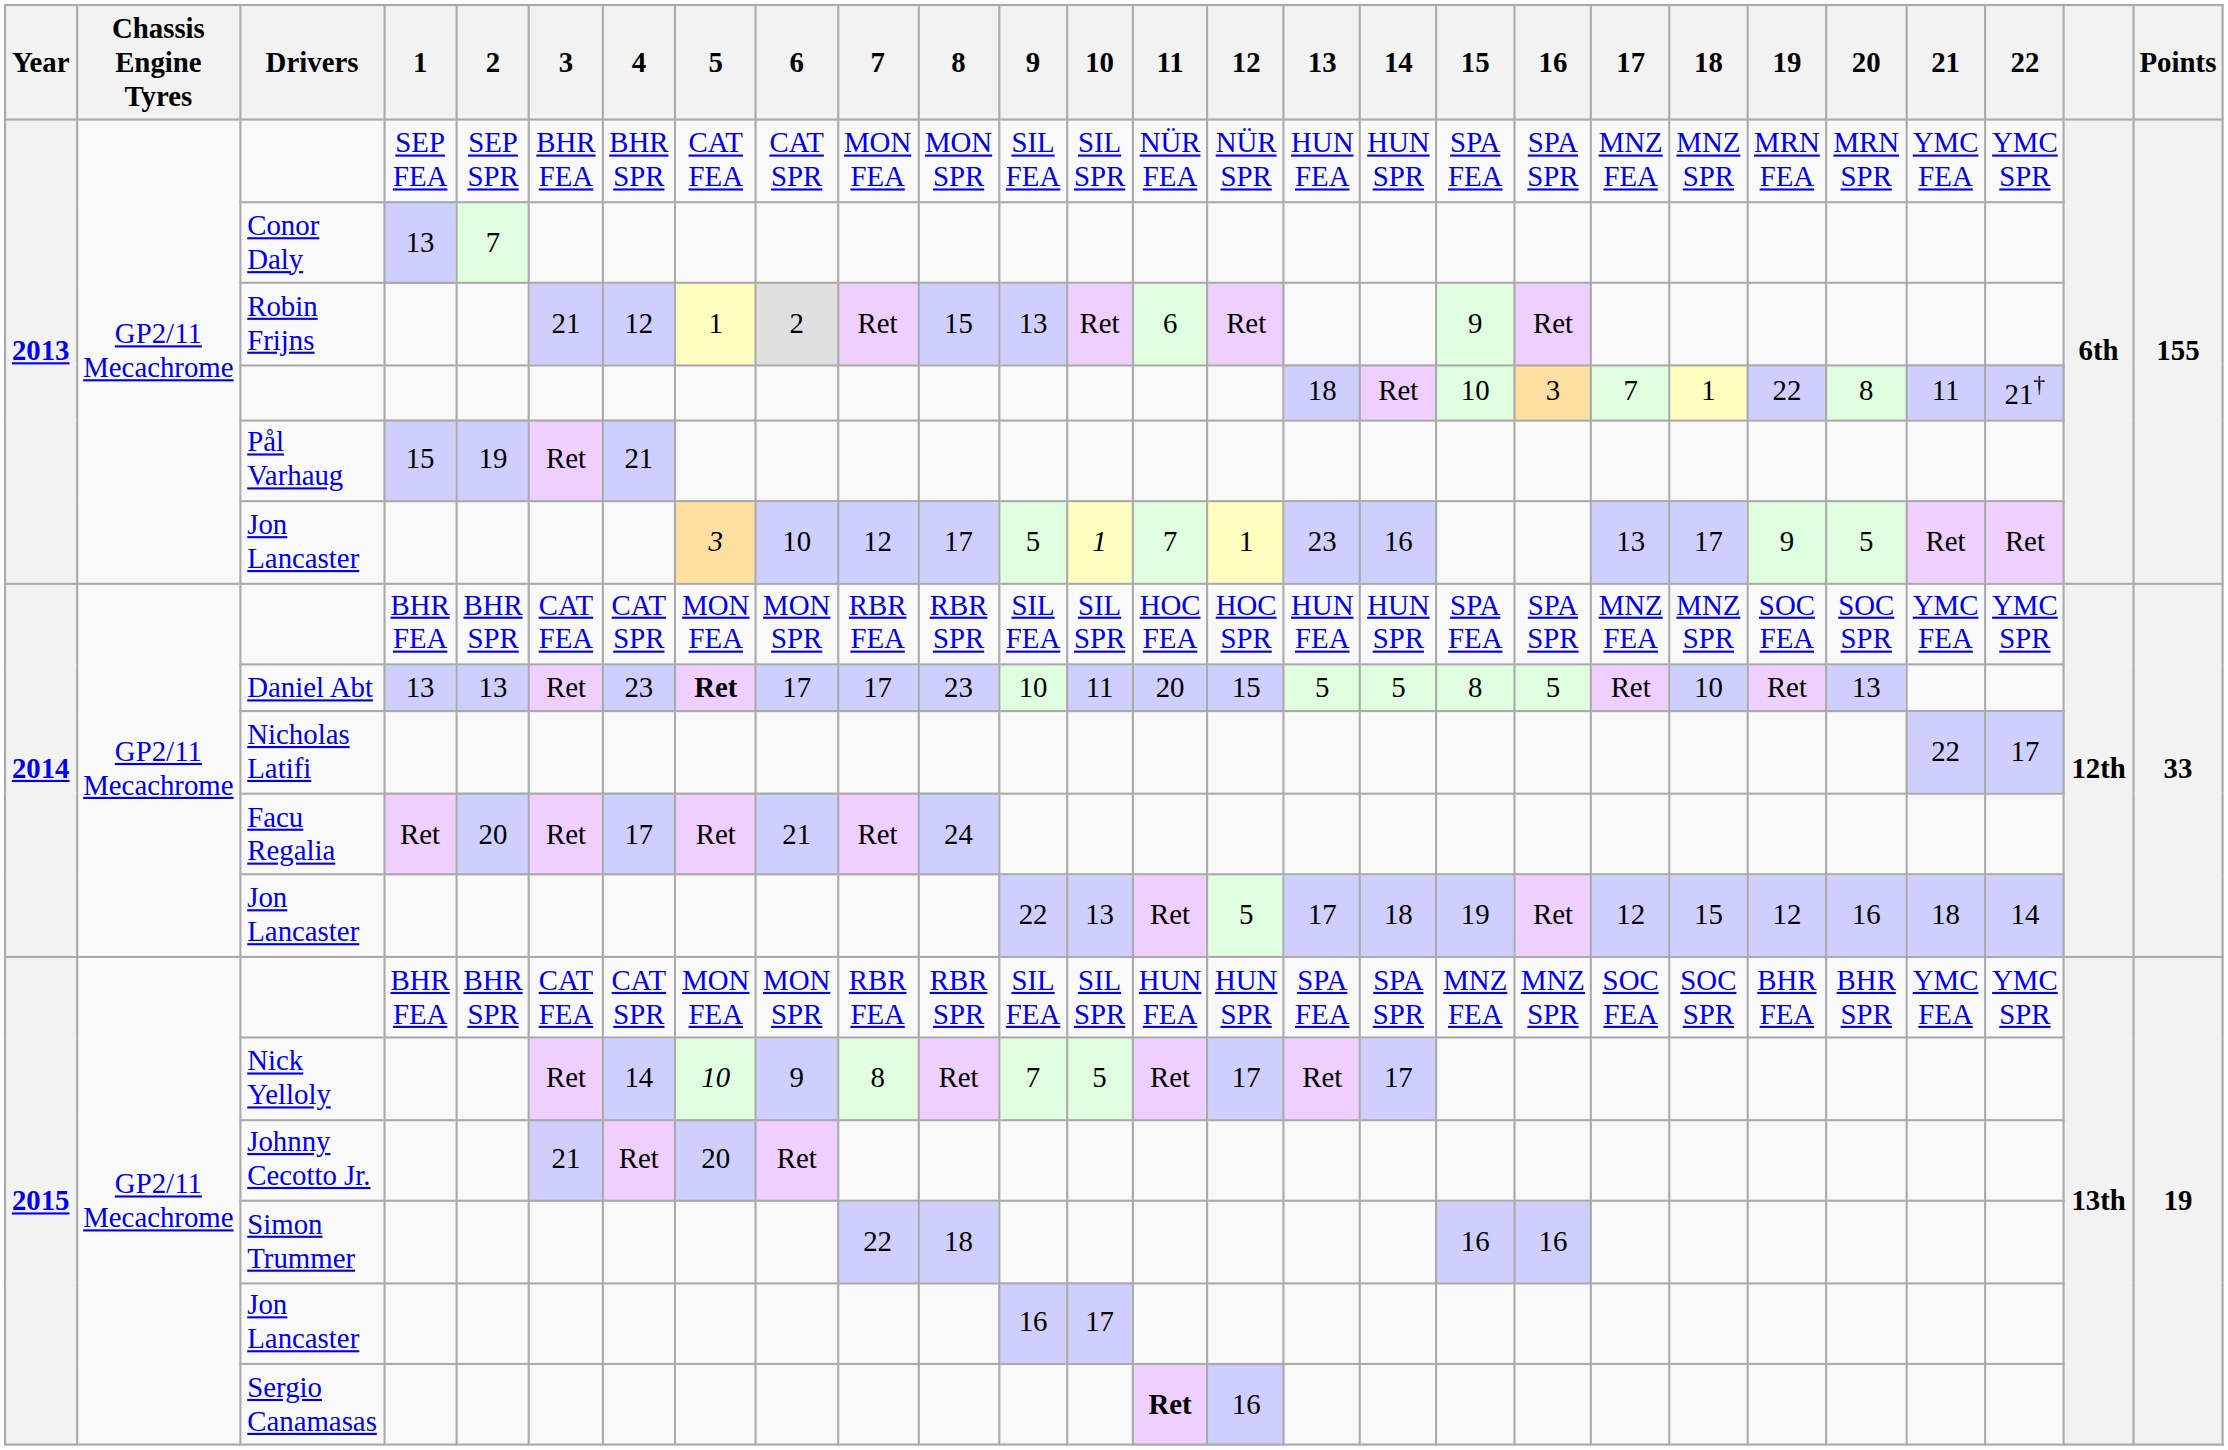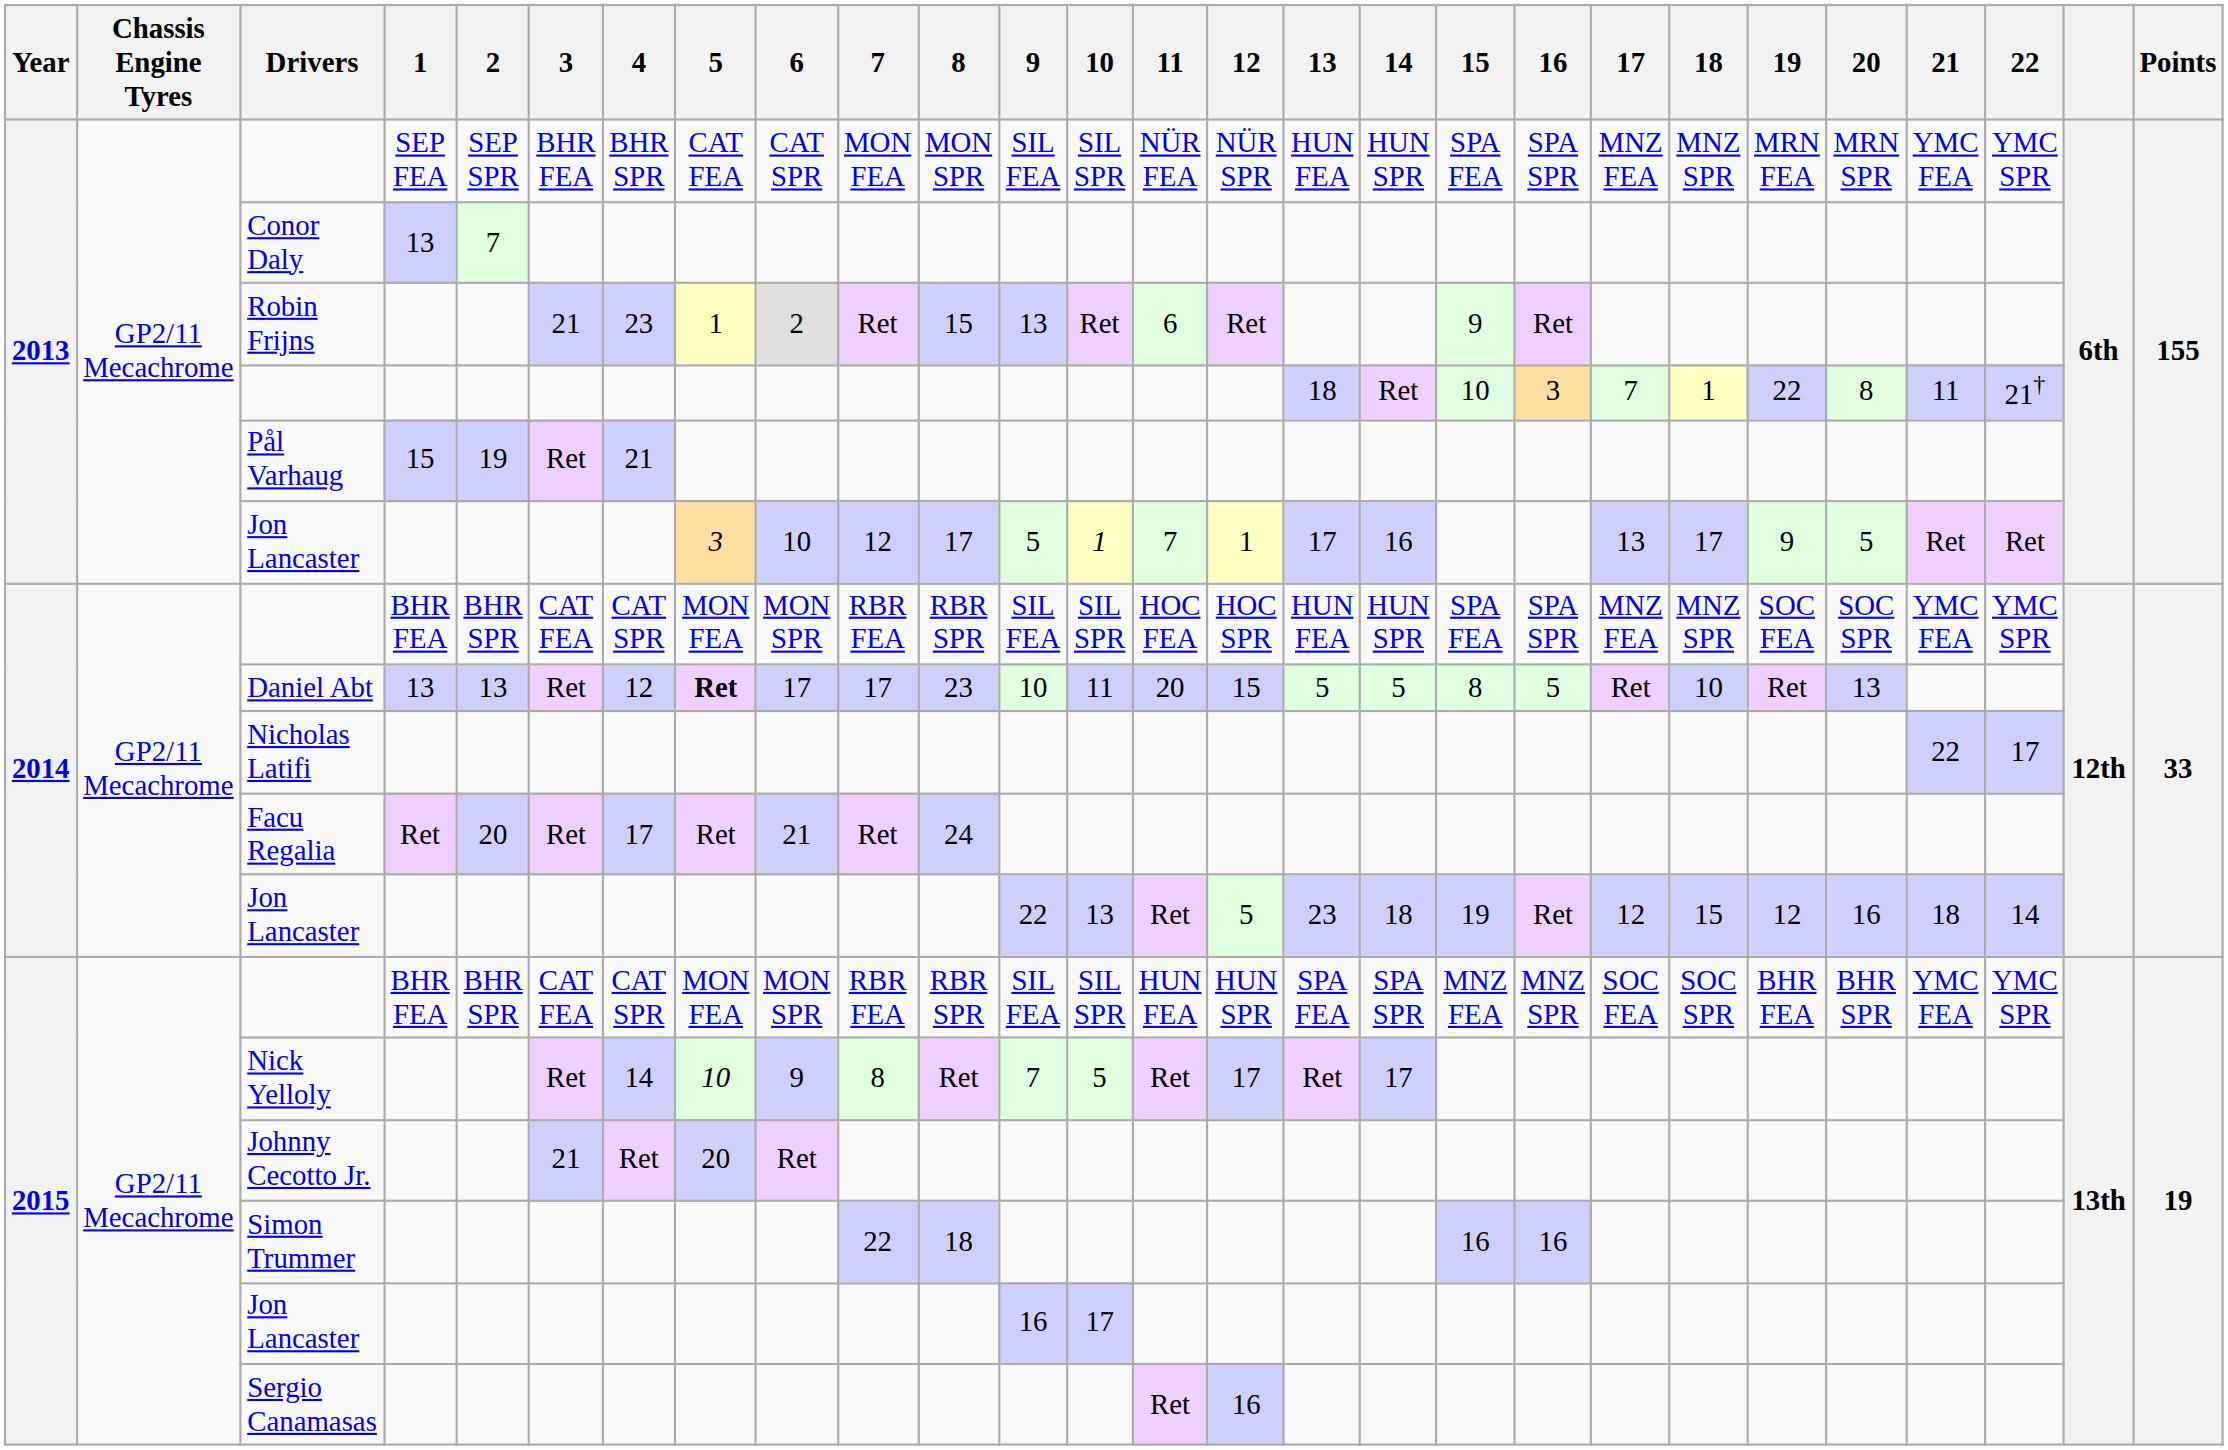(639, 323) 12 -> (639, 323) 23
(1322, 541) 23 -> (1322, 541) 17
(639, 687) 23 -> (639, 687) 12
(1322, 914) 17 -> (1322, 914) 23
(1170, 1403) bold -> (1170, 1403) normal
